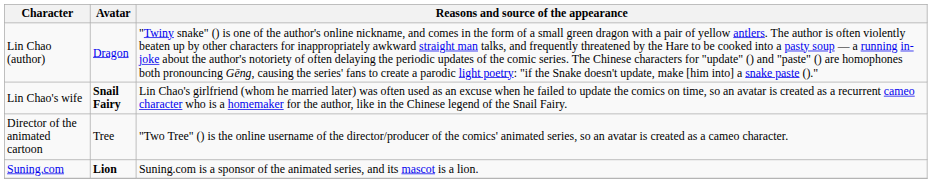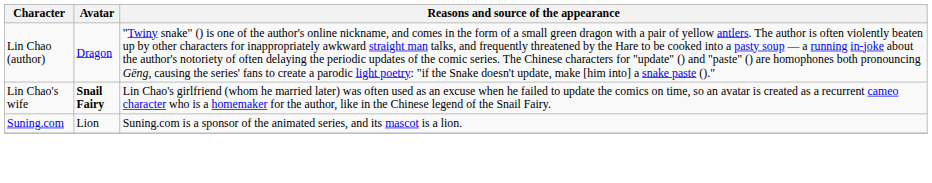- row: (42, 136)
(105, 168) bold -> (88, 123) normal
